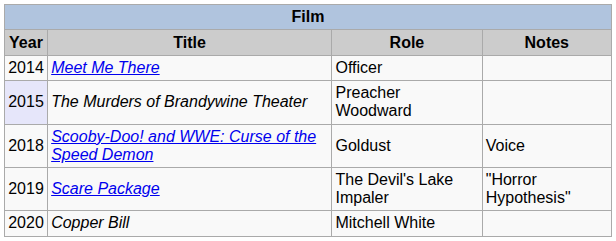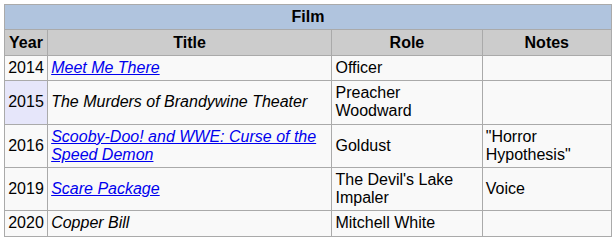(26, 145) 2018 -> (26, 145) 2016
(505, 145) Voice -> (528, 145) "Horror Hypothesis"
(528, 189) "Horror Hypothesis" -> (505, 189) Voice
